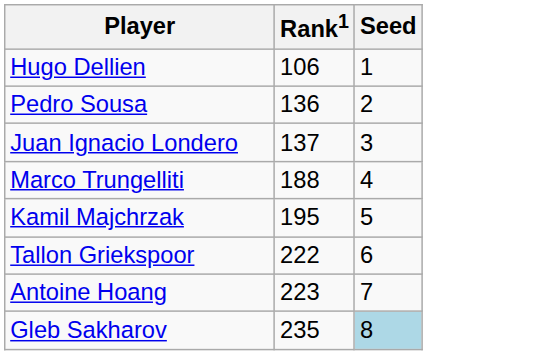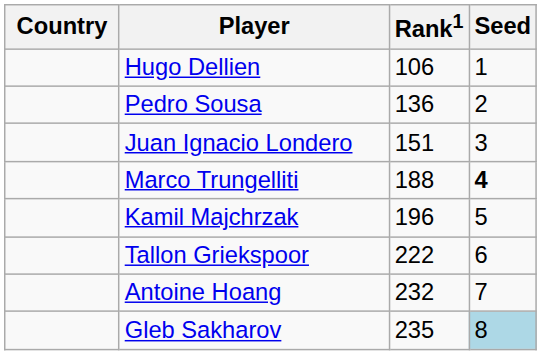+ column: (62, 26)
(300, 142) 137 -> (414, 142) 151
(367, 179) normal -> (481, 179) bold
(300, 217) 195 -> (414, 217) 196
(300, 292) 223 -> (414, 292) 232
